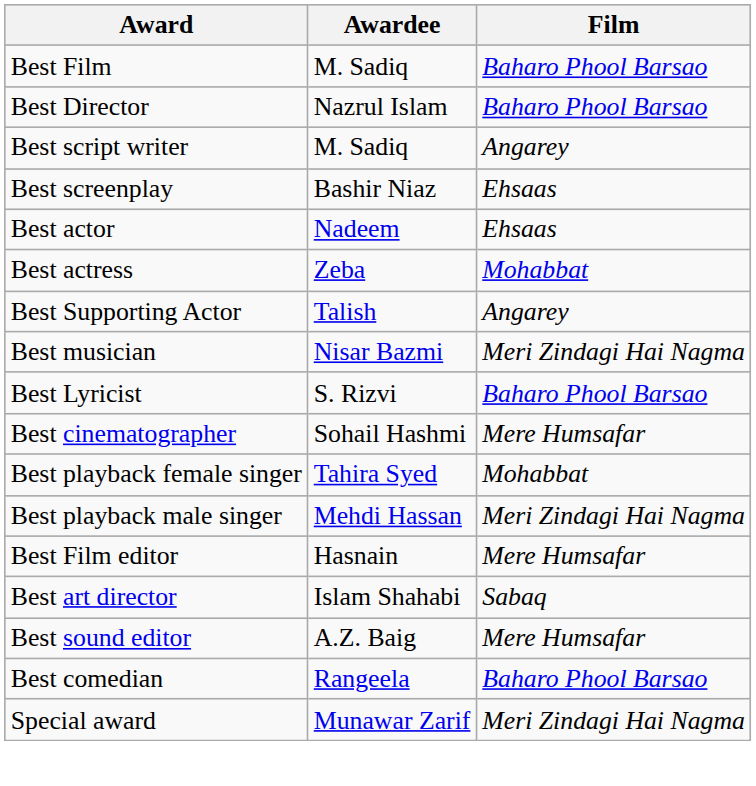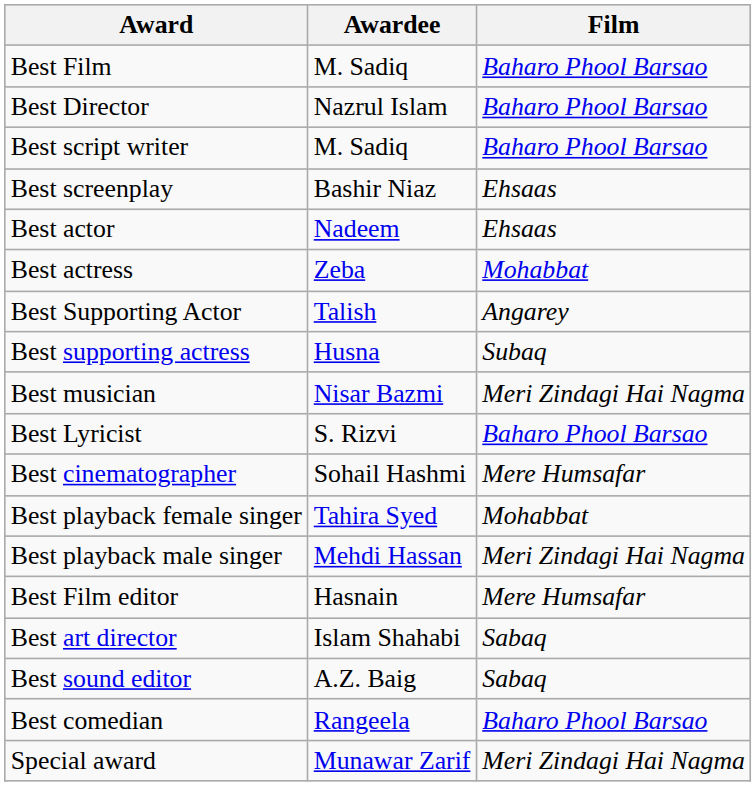(525, 147) Angarey -> (595, 147) Baharo Phool Barsao
+ row: (130, 351)
(564, 637) Mere Humsafar -> (514, 678) Sabaq
